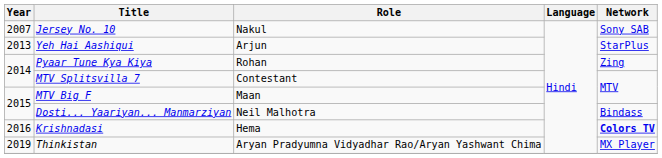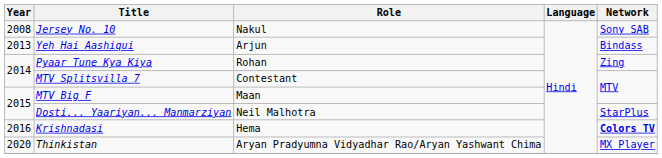(19, 29) 2007 -> (19, 29) 2008
(624, 46) StarPlus -> (621, 46) Bindass
(621, 112) Bindass -> (624, 112) StarPlus
(19, 145) 2019 -> (19, 145) 2020
